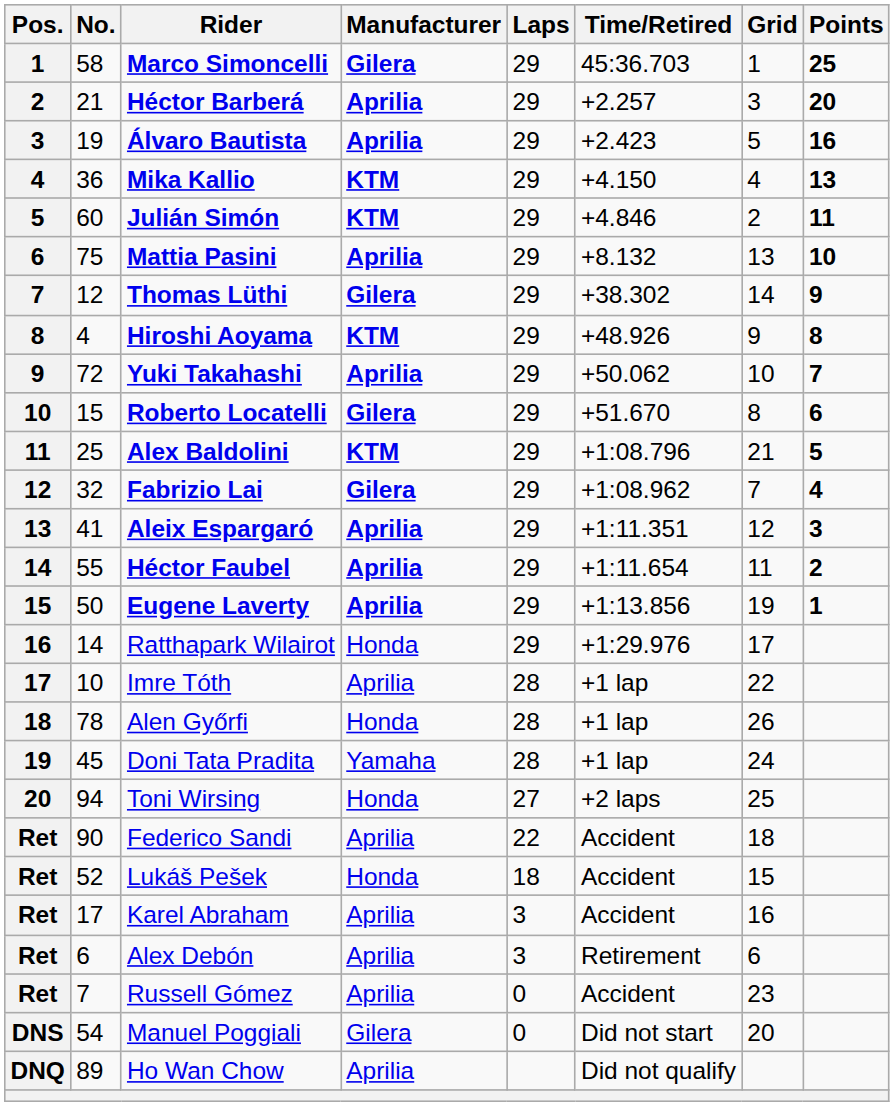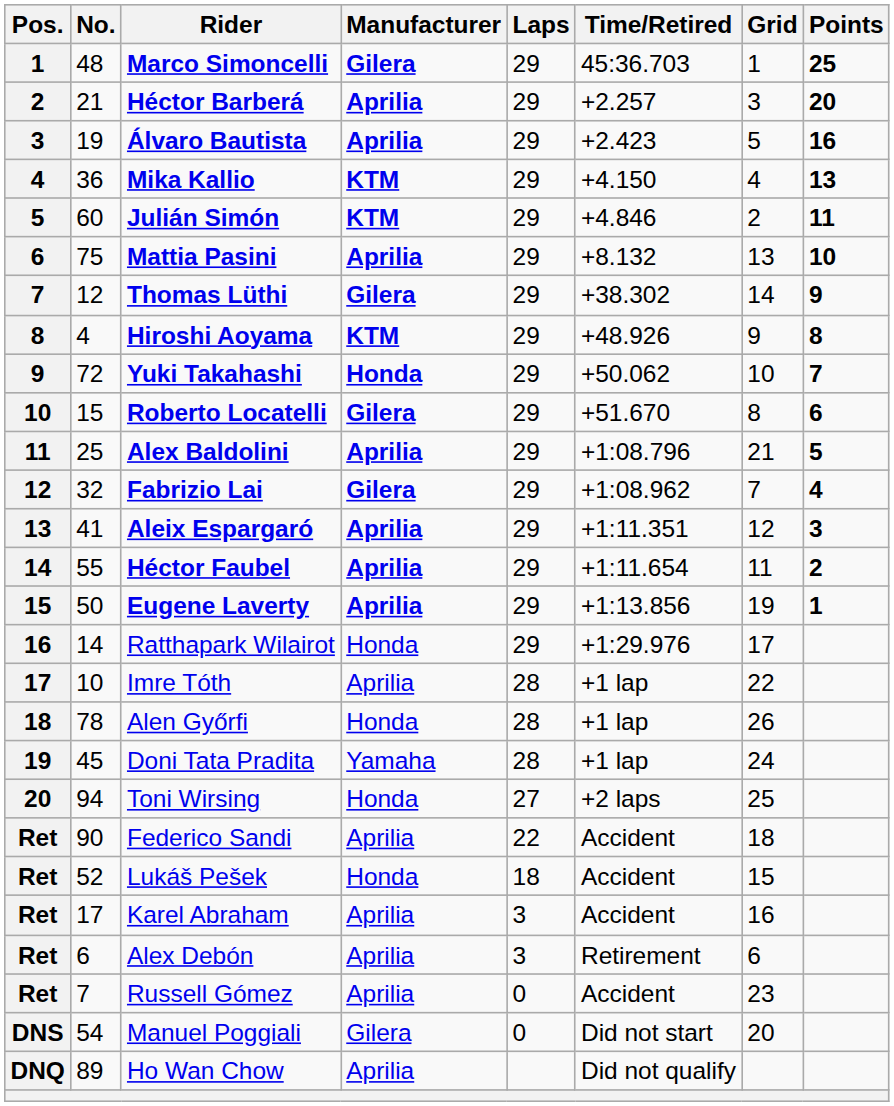(90, 63) 58 -> (90, 63) 48
(384, 373) Aprilia -> (384, 373) Honda
(373, 451) KTM -> (384, 451) Aprilia
